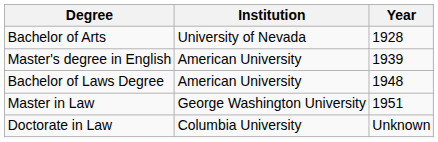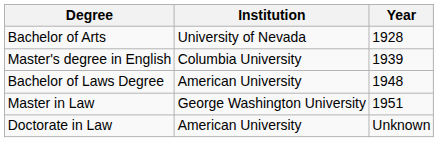(240, 59) American University -> (240, 59) Columbia University
(240, 125) Columbia University -> (240, 125) American University
